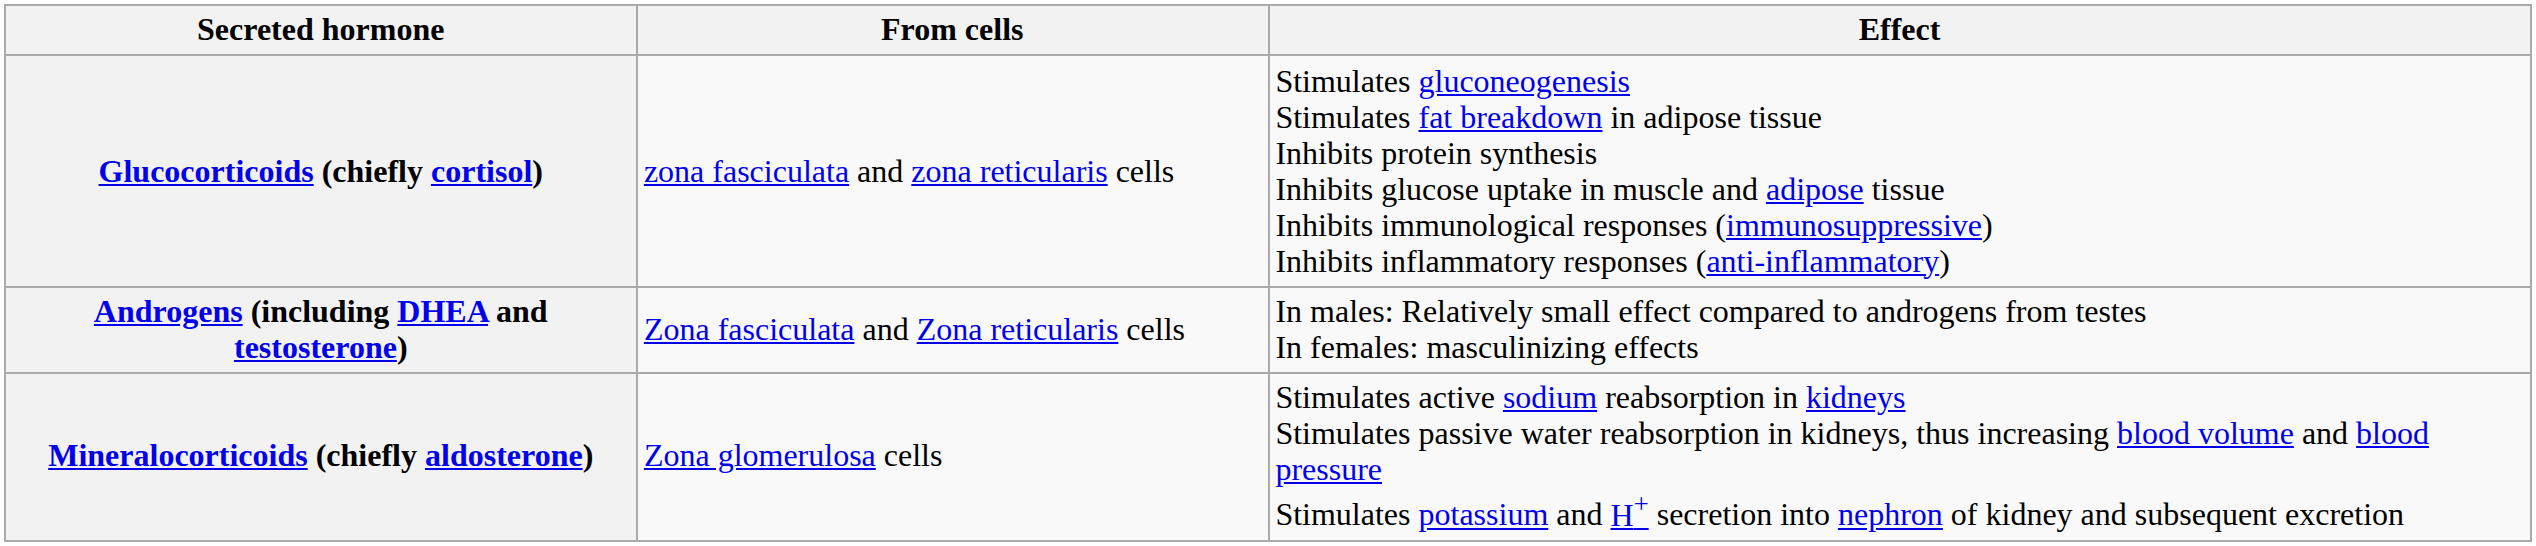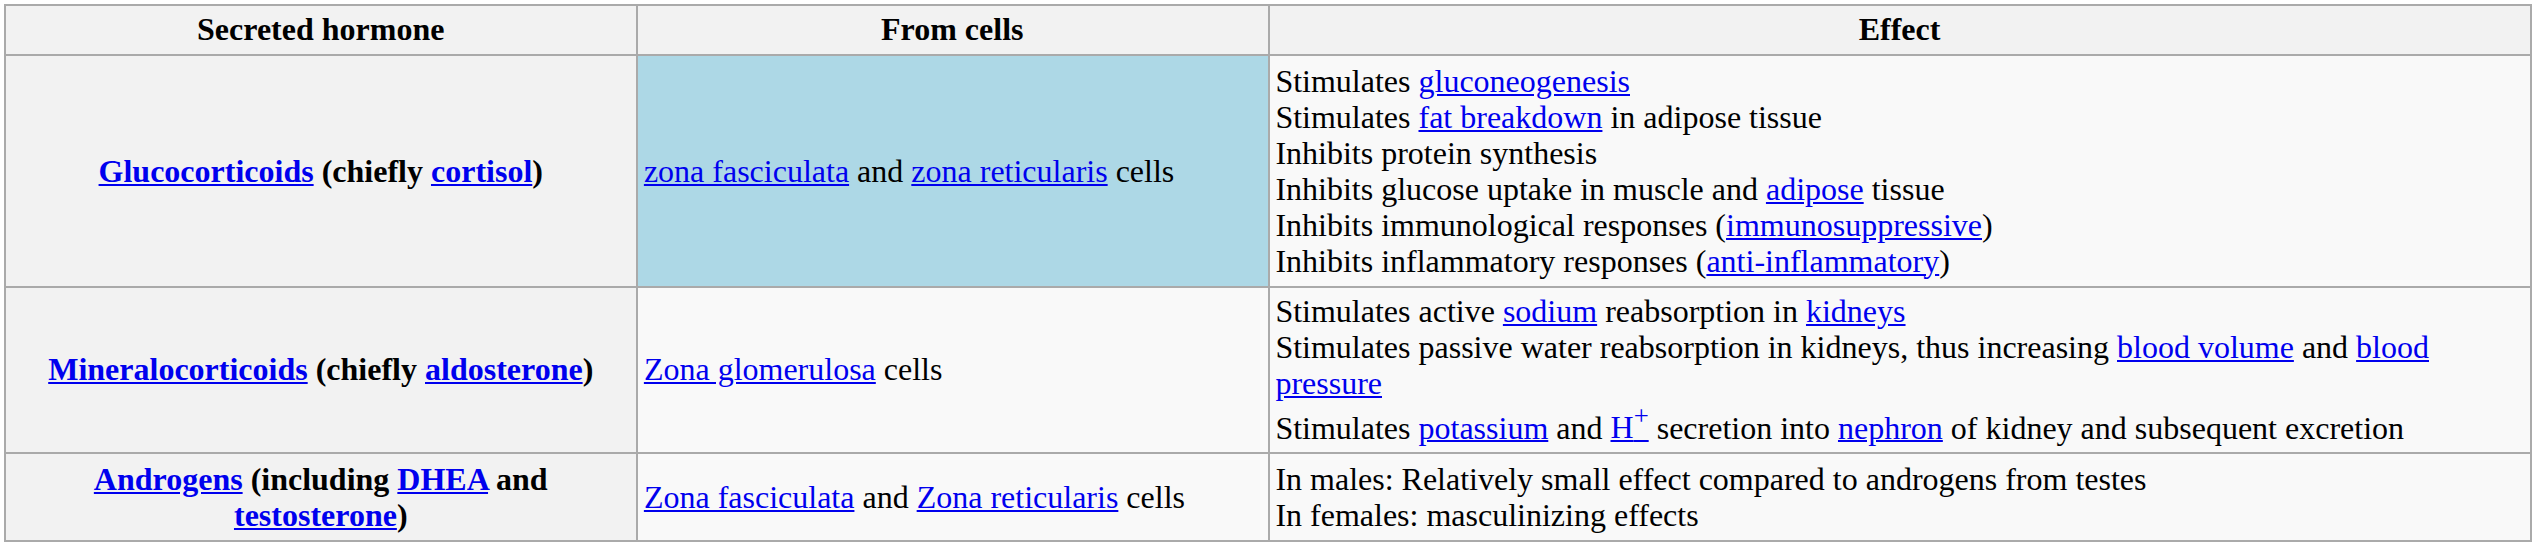(909, 170) no background -> (909, 170) lightblue background
rows swapped: (321, 456) <-> (321, 329)
